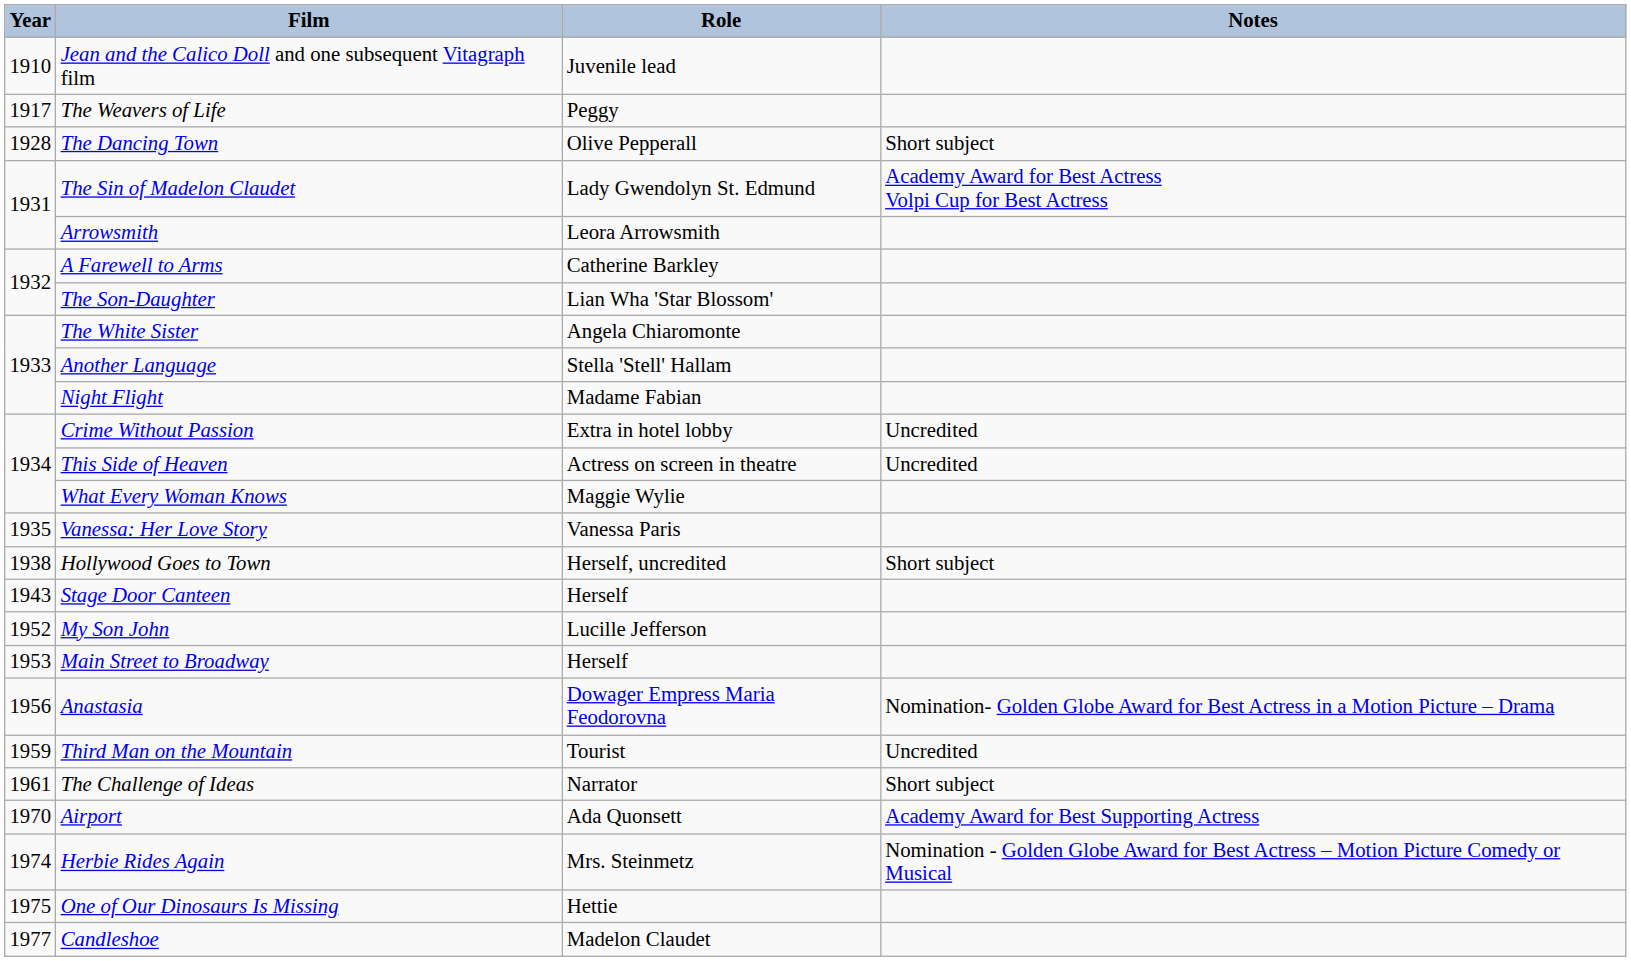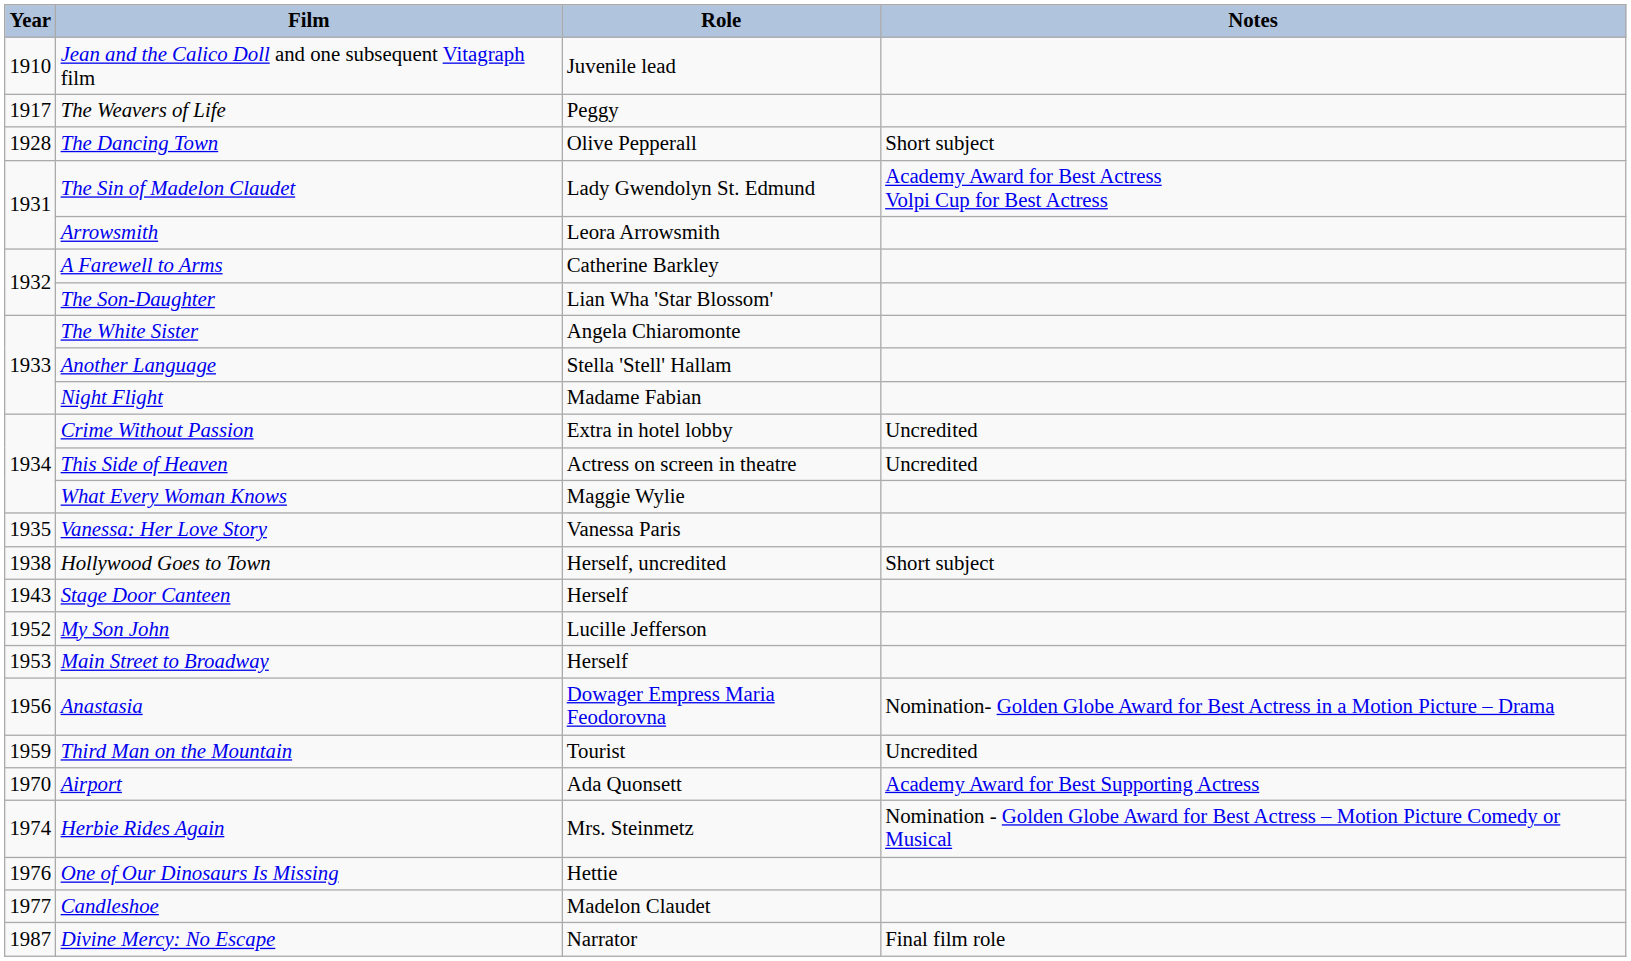- row: (157, 783)
(30, 906) 1975 -> (30, 873) 1976
+ row: (168, 939)
